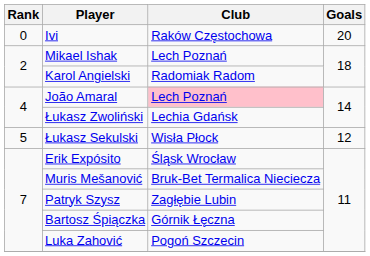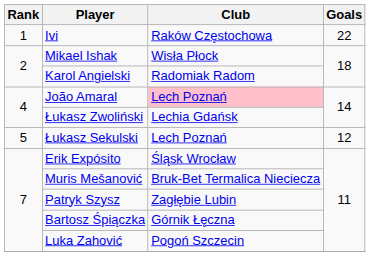(23, 35) 0 -> (23, 35) 1
(344, 35) 20 -> (344, 35) 22
(189, 55) Lech Poznań -> (185, 55) Wisła Płock
(185, 138) Wisła Płock -> (189, 138) Lech Poznań
